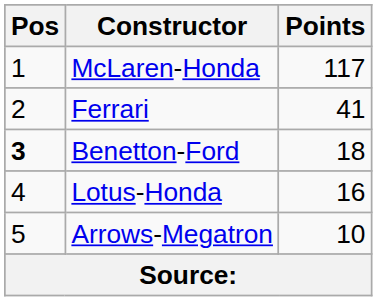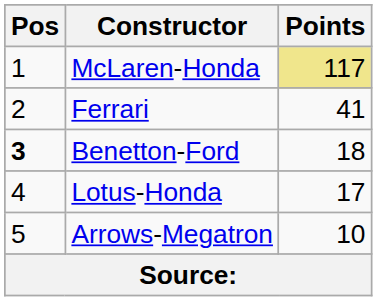(345, 67) no background -> (345, 67) khaki background
(351, 192) 16 -> (351, 192) 17
